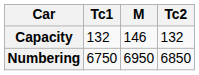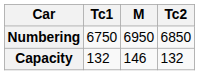rows swapped: (44, 59) <-> (44, 37)
